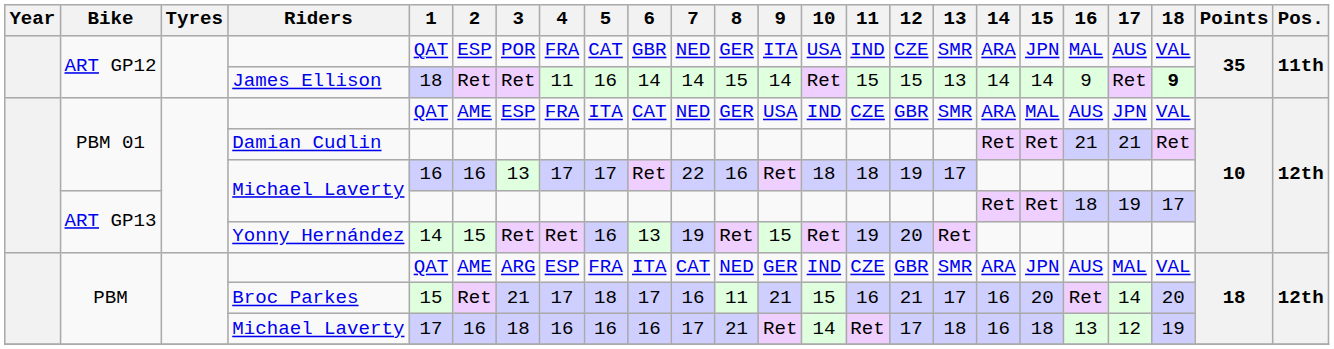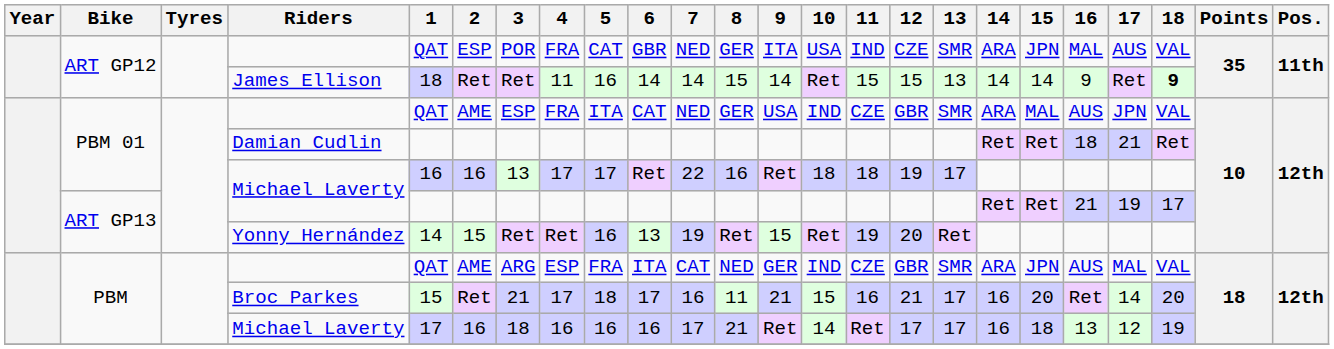(1086, 144) 21 -> (1086, 144) 18
(1086, 206) 18 -> (1086, 206) 21
(955, 330) 18 -> (955, 330) 17
